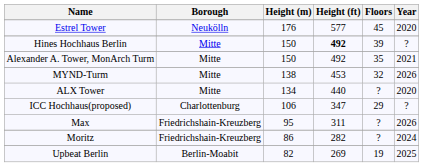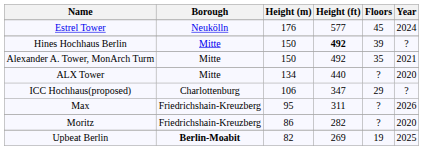(407, 28) 2020 -> (407, 28) 2024
- row: (80, 75)
(407, 138) 2024 -> (407, 122) 2020
(210, 153) normal -> (210, 138) bold
